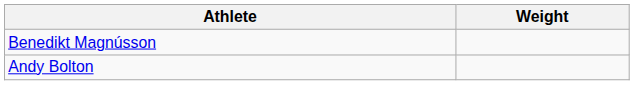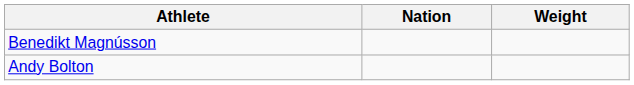+ column: (427, 17)
